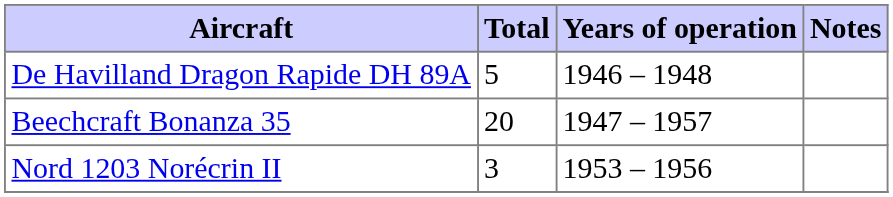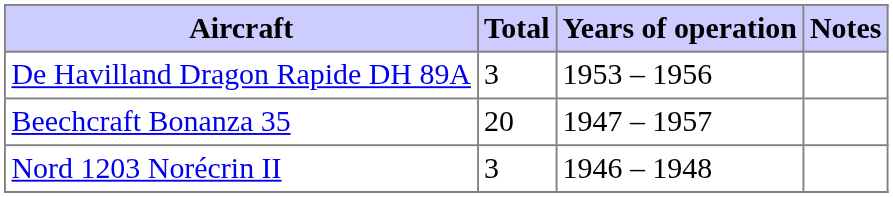(492, 74) 5 -> (492, 74) 3
(637, 74) 1946 – 1948 -> (637, 74) 1953 – 1956
(637, 168) 1953 – 1956 -> (637, 168) 1946 – 1948
